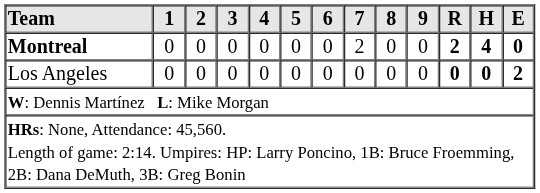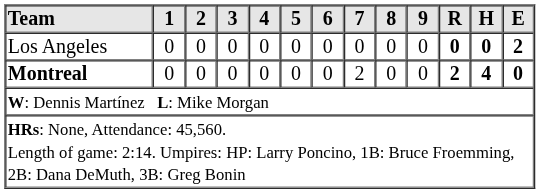rows swapped: (48, 46) <-> (57, 73)
